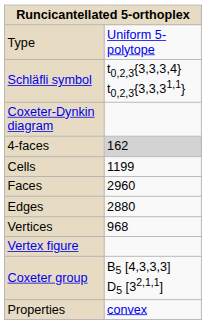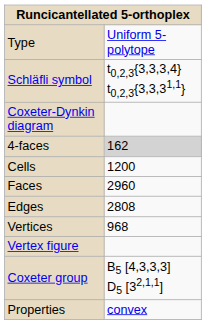(121, 166) 1199 -> (121, 166) 1200
(121, 206) 2880 -> (121, 206) 2808
